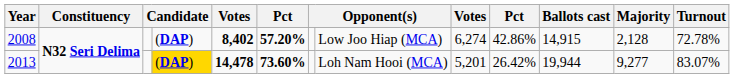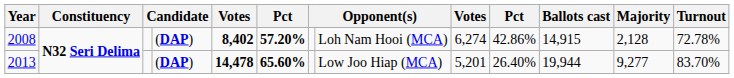(380, 39) Low Joo Hiap (MCA) -> (383, 39) Loh Nam Hooi (MCA)
(174, 62) gold background -> (174, 62) no background
(283, 62) 73.60% -> (283, 62) 65.60%
(383, 62) Loh Nam Hooi (MCA) -> (380, 62) Low Joo Hiap (MCA)
(514, 62) 26.42% -> (514, 62) 26.40%
(698, 62) 83.07% -> (698, 62) 83.70%
